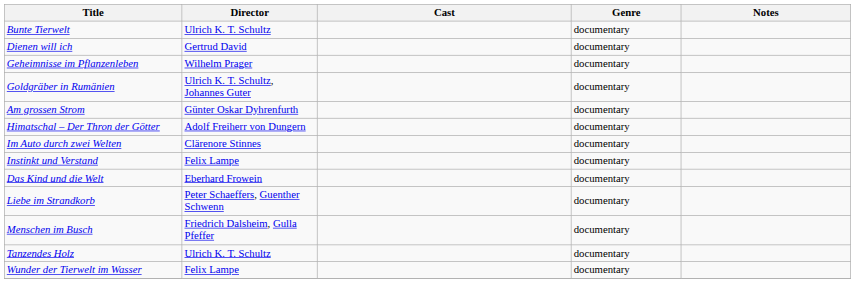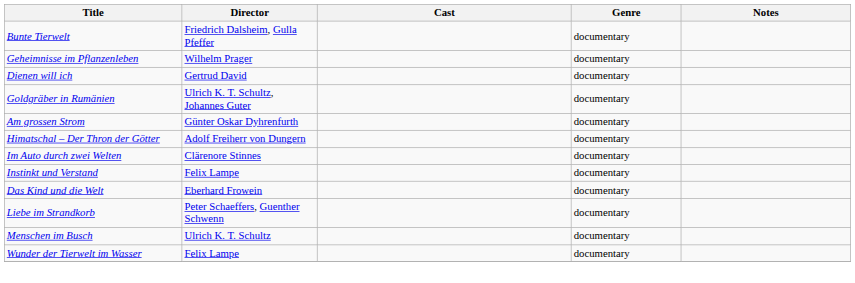(228, 30) Ulrich K. T. Schultz -> (241, 36) Friedrich Dalsheim, Gulla Pfeffer
rows swapped: (40, 47) <-> (73, 64)
(241, 230) Friedrich Dalsheim, Gulla Pfeffer -> (228, 236) Ulrich K. T. Schultz
- row: (40, 253)
